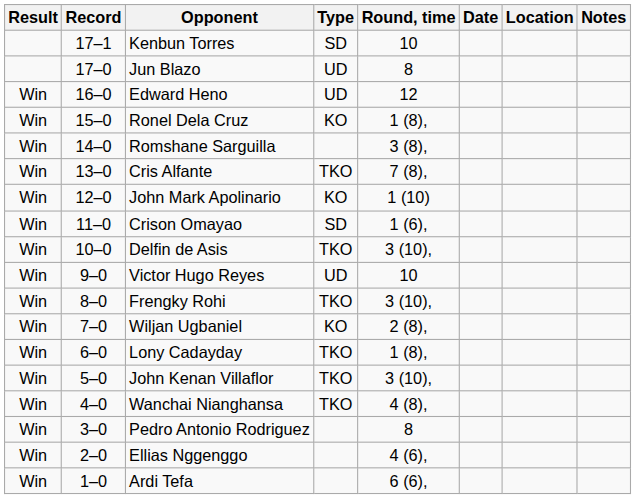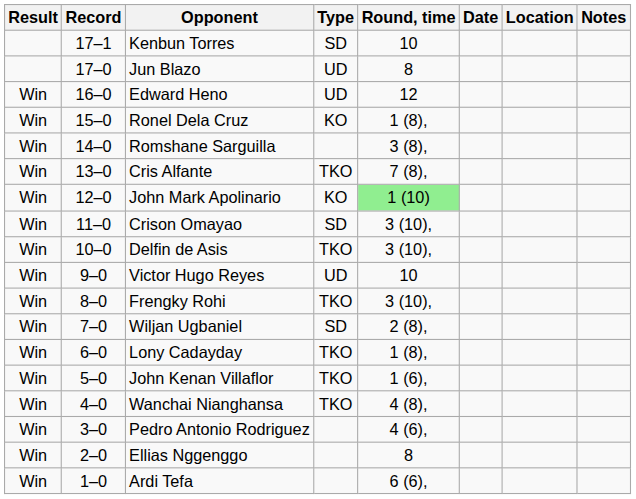(409, 198) no background -> (409, 198) lightgreen background
(409, 224) 1 (6), -> (409, 224) 3 (10),
(336, 327) KO -> (336, 327) SD
(409, 378) 3 (10), -> (409, 378) 1 (6),
(409, 430) 8 -> (409, 430) 4 (6),
(409, 455) 4 (6), -> (409, 455) 8
